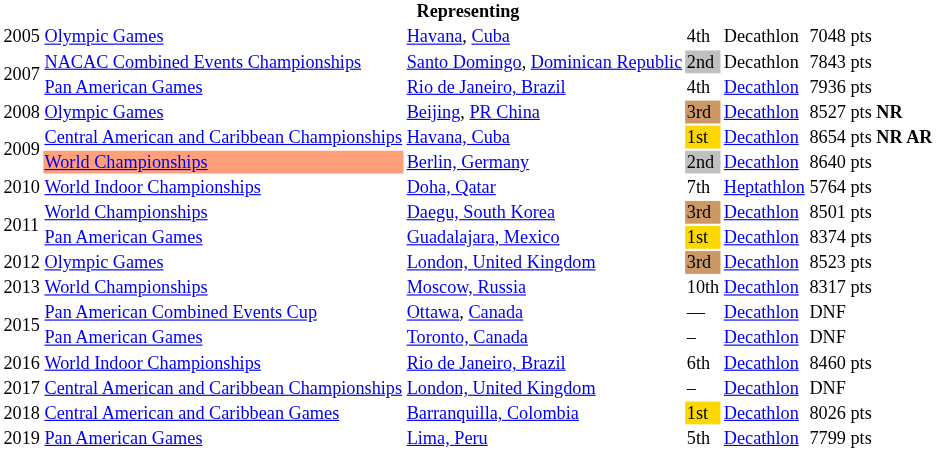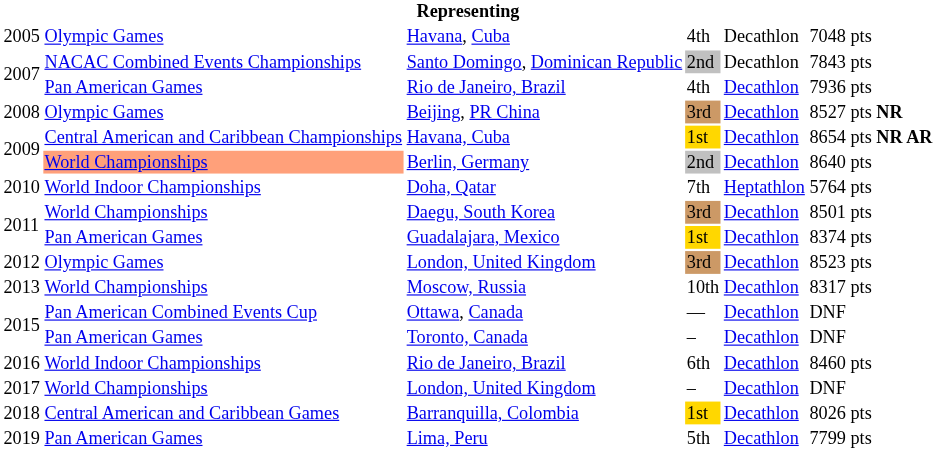(223, 387) Central American and Caribbean Championships -> (126, 387) World Championships
